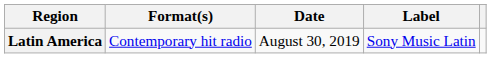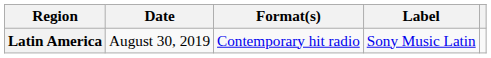columns swapped: (309, 16) <-> (180, 16)
